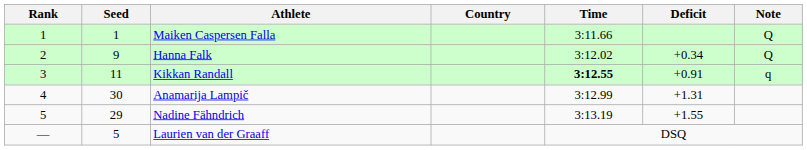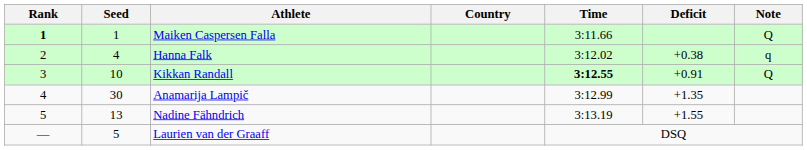(43, 34) normal -> (43, 34) bold
(116, 54) 9 -> (116, 54) 4
(688, 54) +0.34 -> (688, 54) +0.38
(768, 54) Q -> (768, 54) q
(116, 74) 11 -> (116, 74) 10
(768, 74) q -> (768, 74) Q
(688, 94) +1.31 -> (688, 94) +1.35
(116, 114) 29 -> (116, 114) 13
